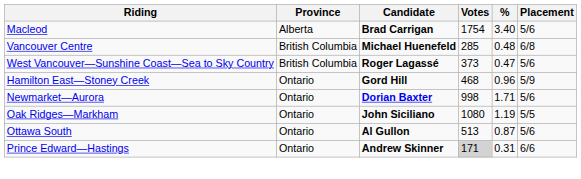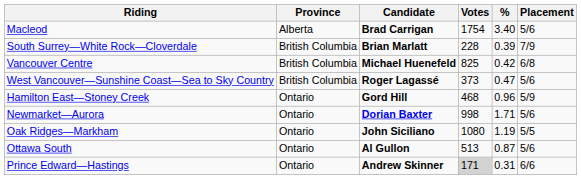+ row: (102, 47)
(470, 47) 285 -> (470, 64) 825
(505, 47) 0.48 -> (505, 64) 0.42
